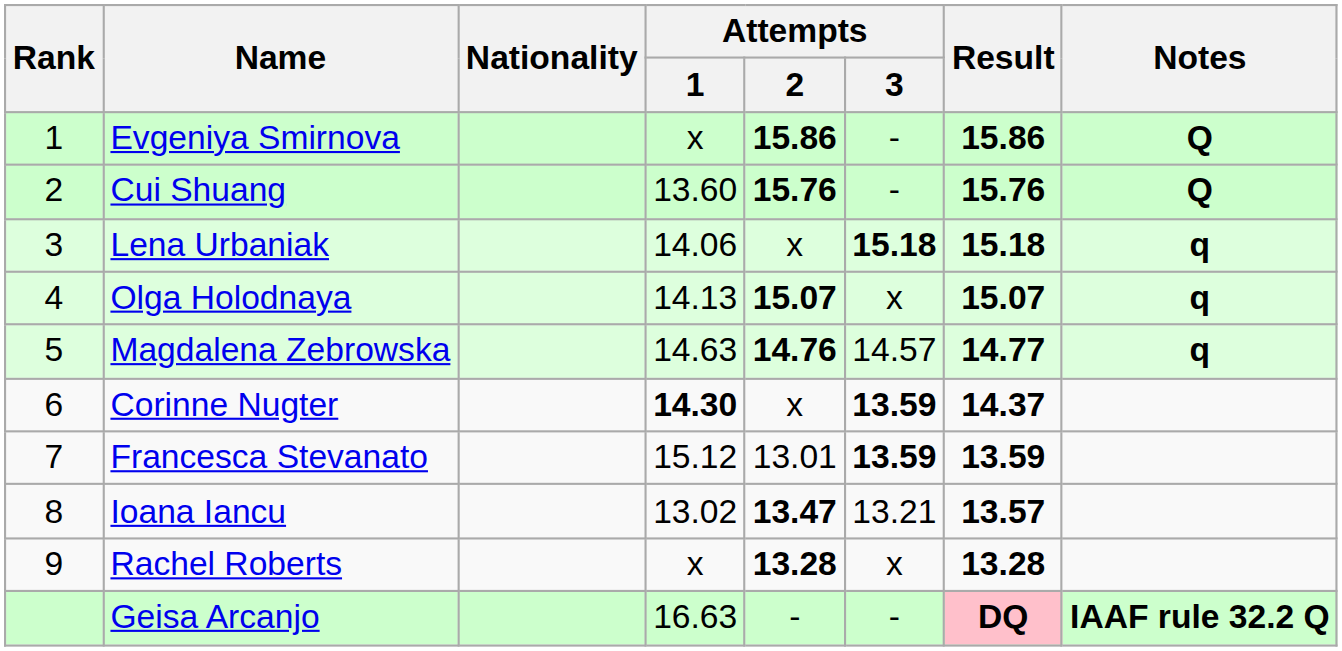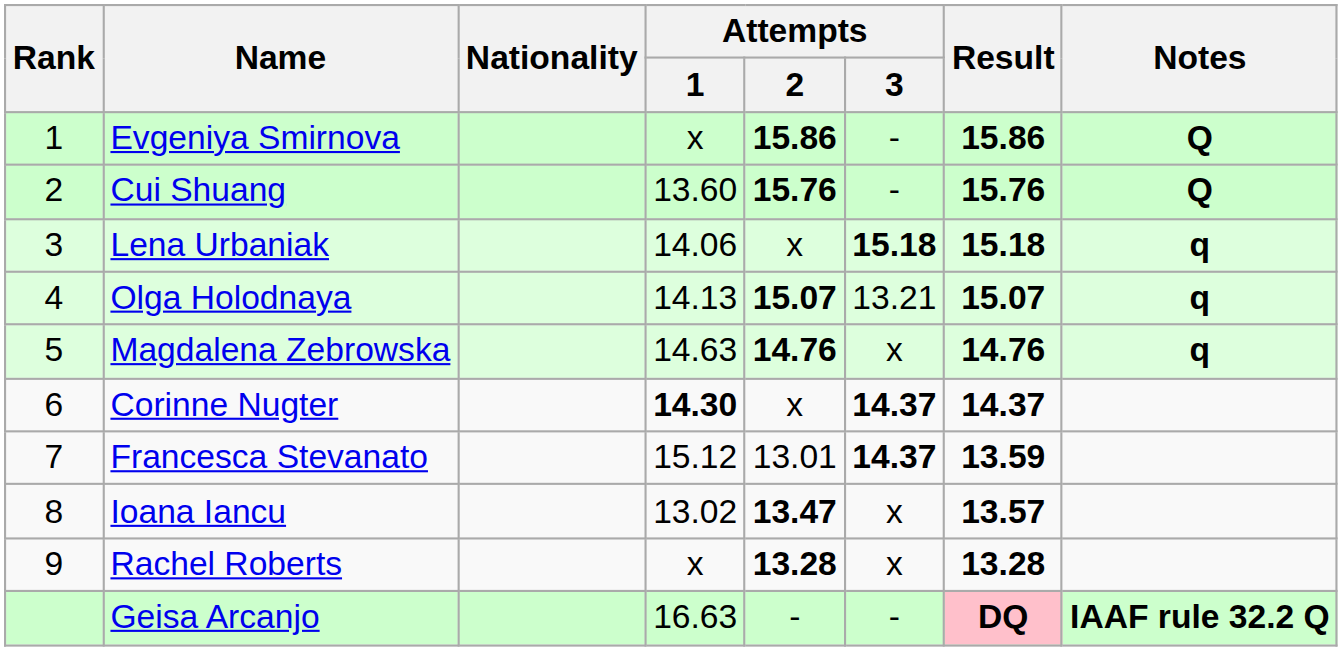(894, 297) x -> (894, 297) 13.21
(894, 350) 14.57 -> (894, 350) x
(1003, 350) 14.77 -> (1003, 350) 14.76
(894, 404) 13.59 -> (894, 404) 14.37
(894, 457) 13.59 -> (894, 457) 14.37
(894, 510) 13.21 -> (894, 510) x
